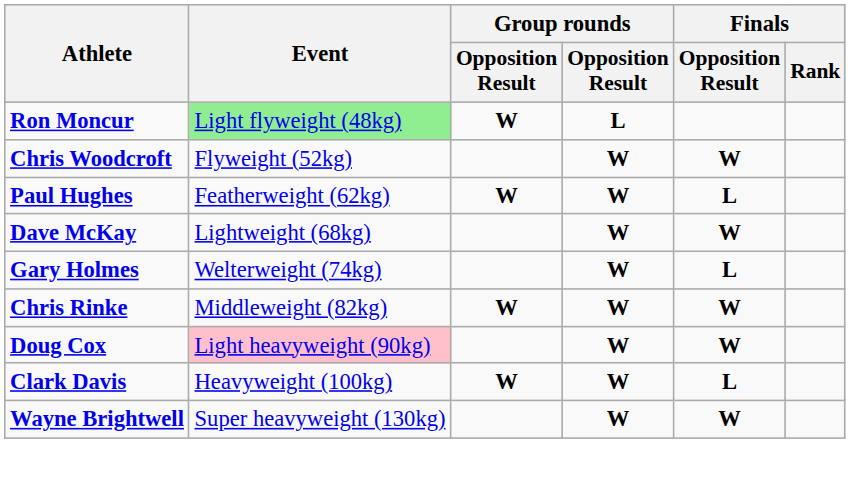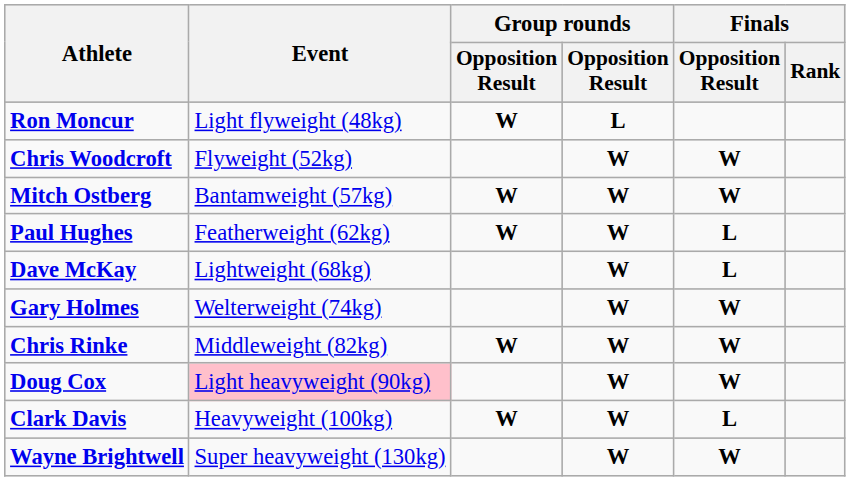(298, 121) lightgreen background -> (298, 121) no background
+ row: (81, 195)
(729, 233) W -> (729, 270) L
(729, 270) L -> (729, 307) W
